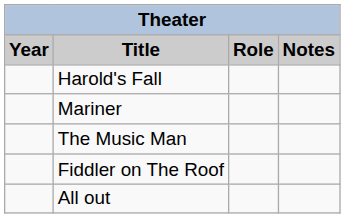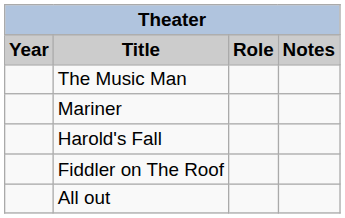rows swapped: (110, 80) <-> (122, 139)
